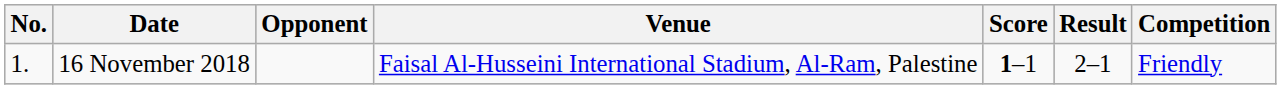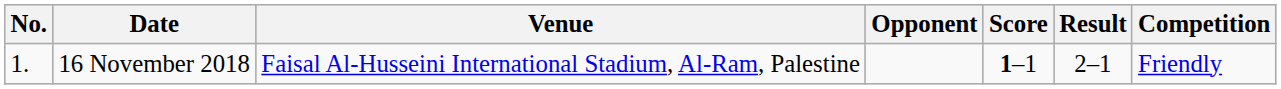columns swapped: (678, 24) <-> (314, 24)
